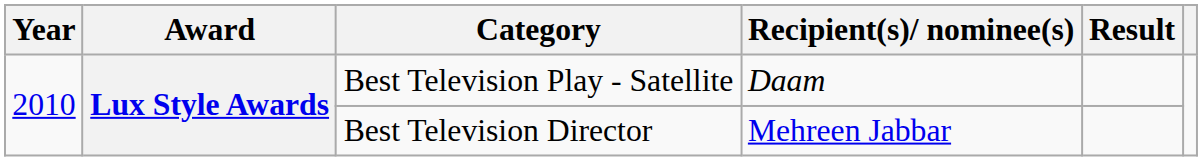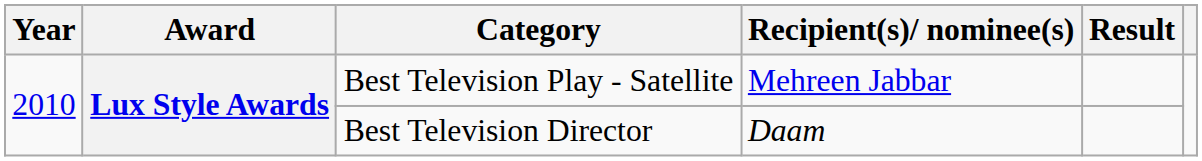(787, 79) Daam -> (849, 79) Mehreen Jabbar
(849, 130) Mehreen Jabbar -> (787, 130) Daam
